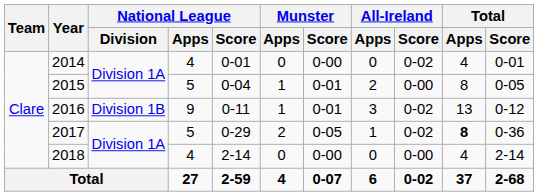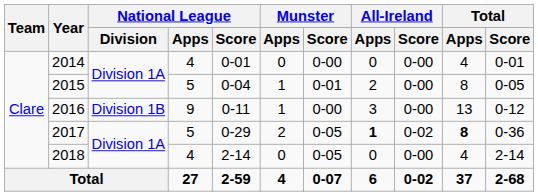(419, 62) 0-02 -> (419, 62) 0-00
(327, 109) 0-01 -> (327, 109) 0-00
(419, 109) 0-02 -> (419, 109) 0-00
(373, 132) normal -> (373, 132) bold
(327, 156) 0-00 -> (327, 156) 0-05
